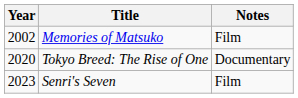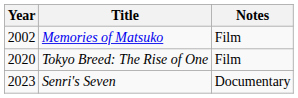(253, 59) Documentary -> (228, 59) Film
(228, 81) Film -> (253, 81) Documentary
